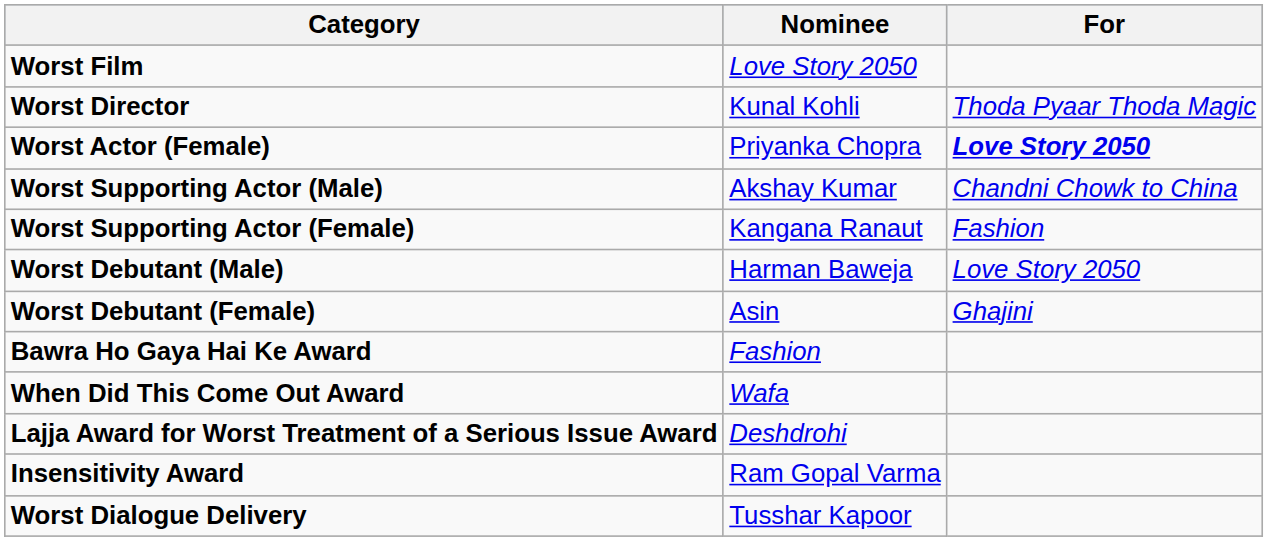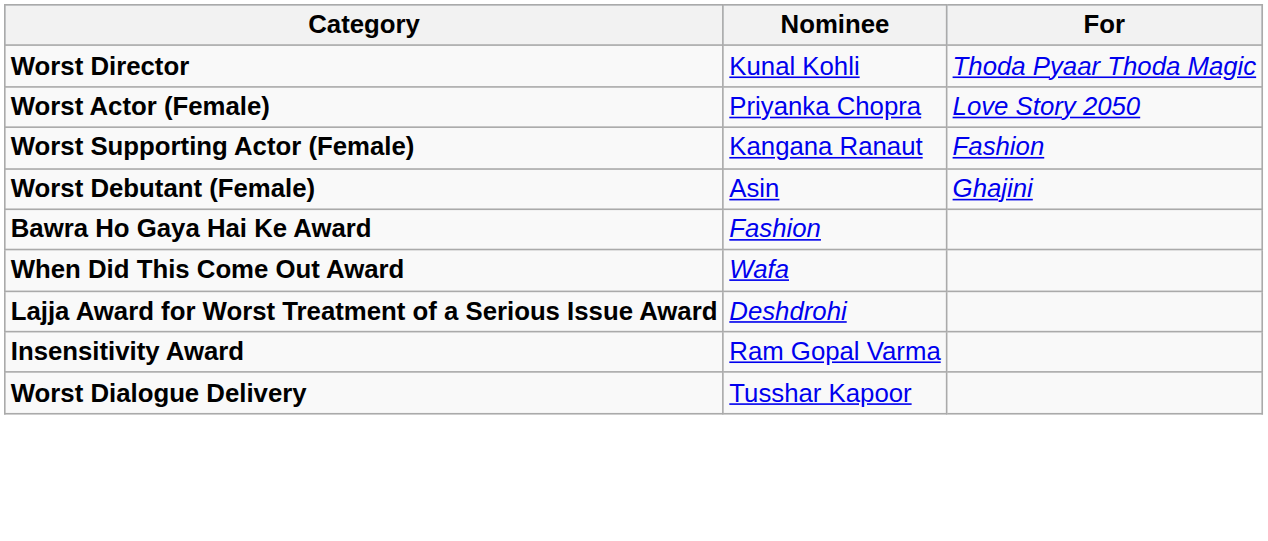- row: (77, 65)
(1051, 147) bold -> (1046, 106) normal
- row: (197, 188)
- row: (147, 270)
